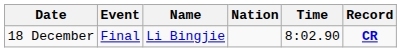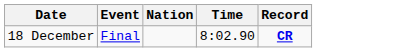- column: (186, 15)
